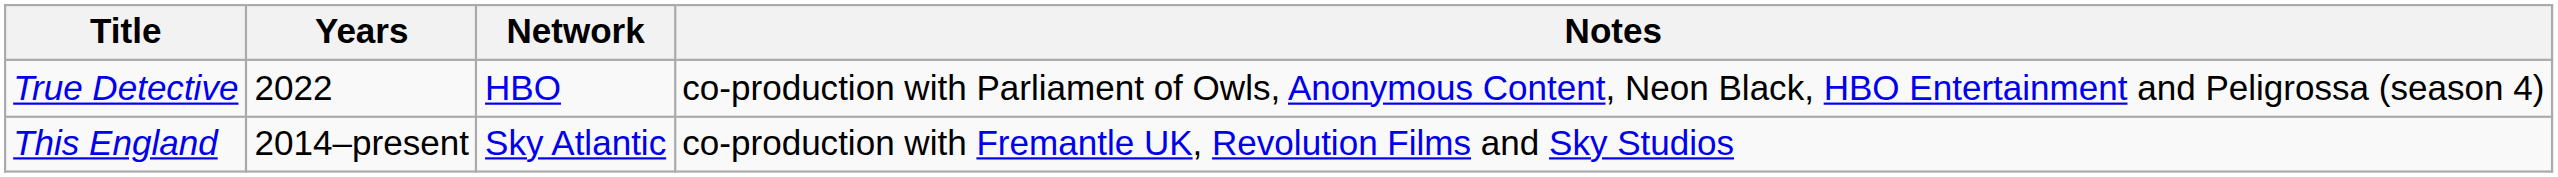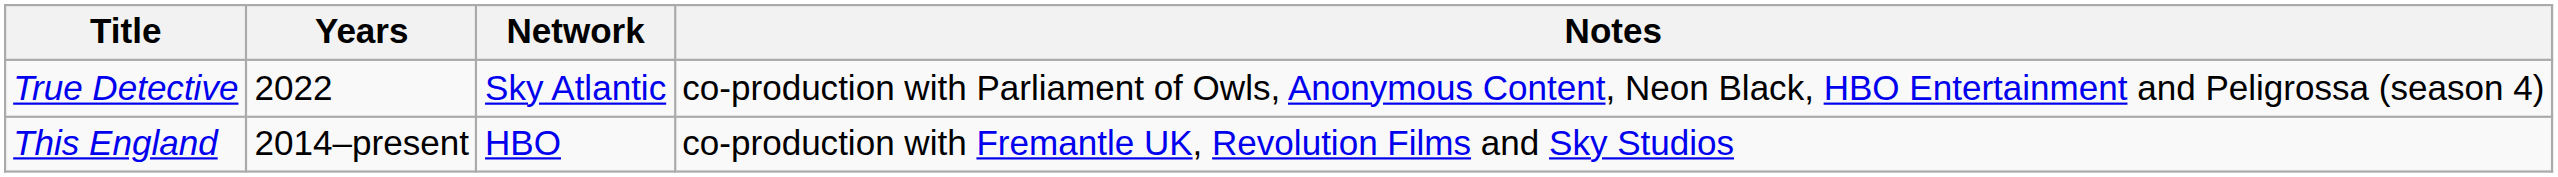(523, 87) HBO -> (576, 87) Sky Atlantic
(576, 143) Sky Atlantic -> (523, 143) HBO
